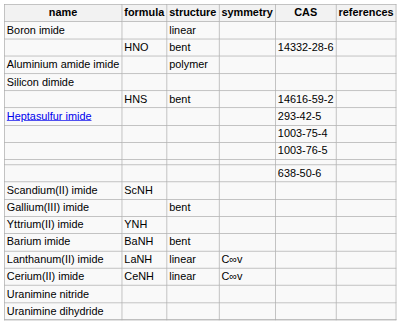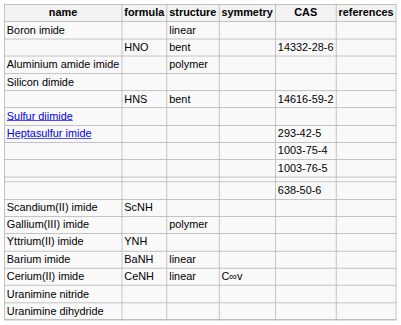+ row: (40, 116)
(180, 207) bent -> (189, 225) polymer
(180, 242) bent -> (183, 259) linear
- row: (55, 259)
